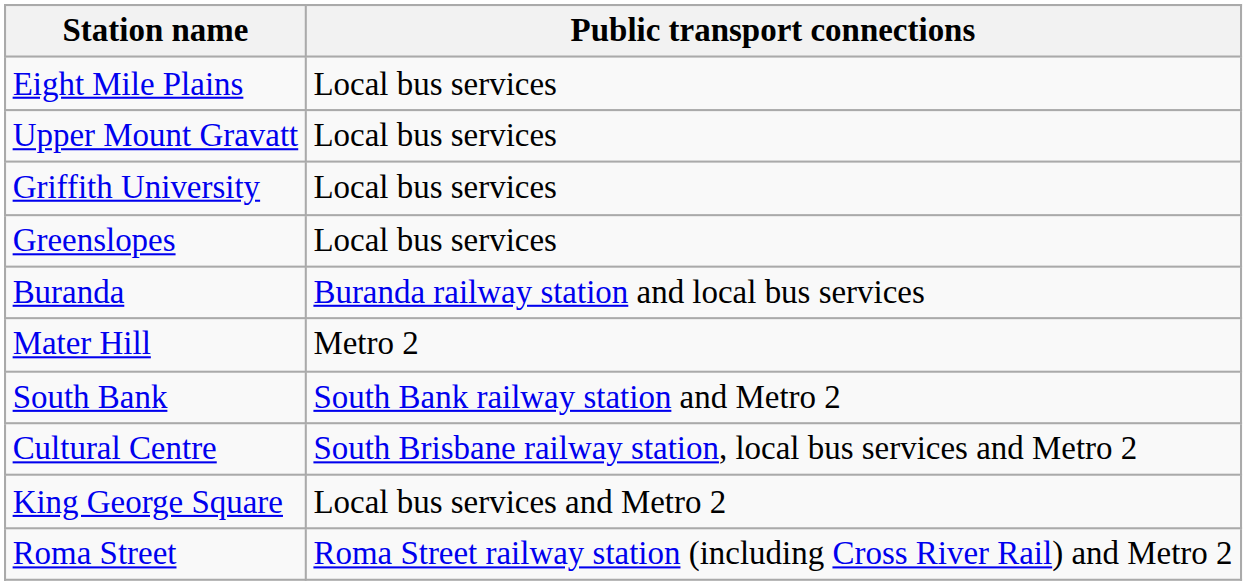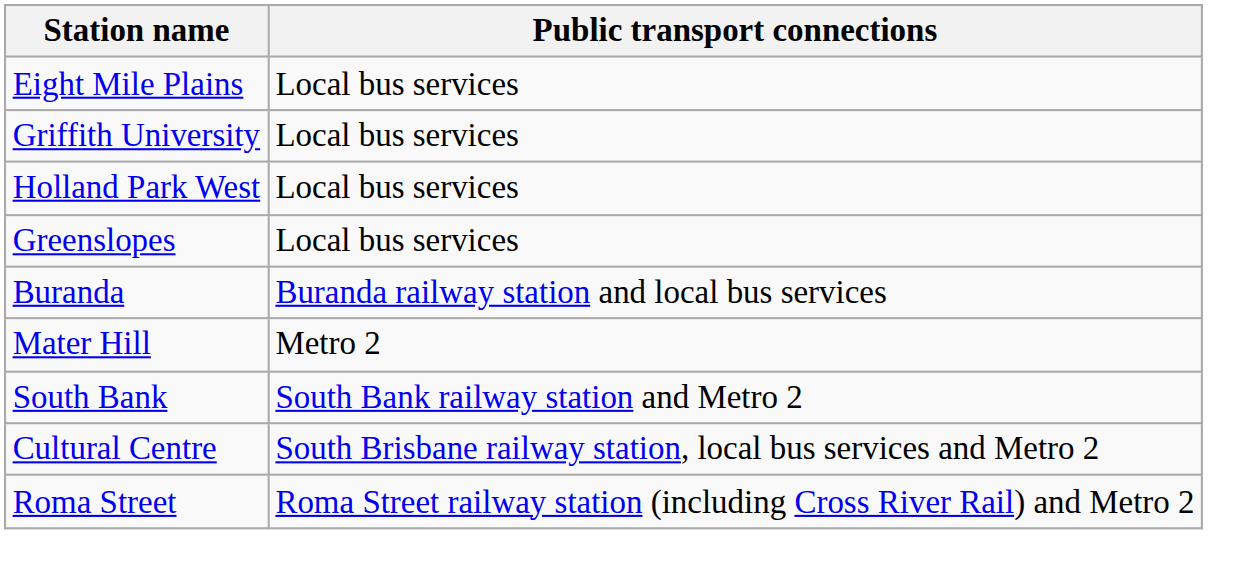- row: (155, 135)
+ row: (136, 187)
- row: (148, 501)
